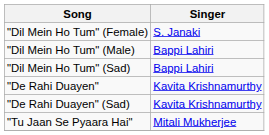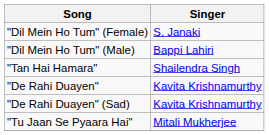- row: (69, 68)
+ row: (52, 68)
